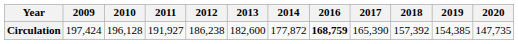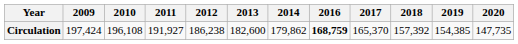(125, 30) 196,128 -> (125, 30) 196,108
(289, 30) 177,872 -> (289, 30) 179,862
(370, 30) 165,390 -> (370, 30) 165,370
